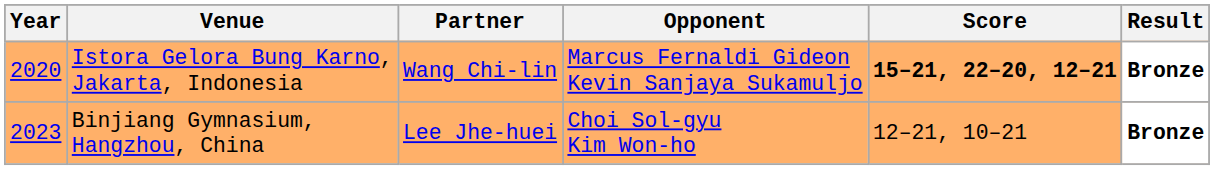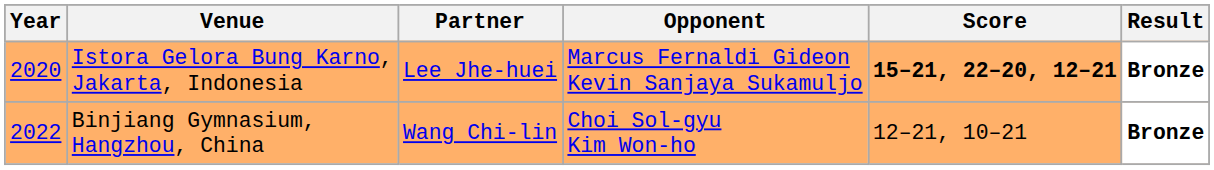(480, 71) Wang Chi-lin -> (480, 71) Lee Jhe-huei
(36, 133) 2023 -> (36, 133) 2022
(480, 133) Lee Jhe-huei -> (480, 133) Wang Chi-lin
